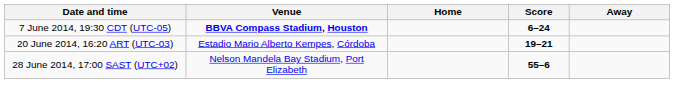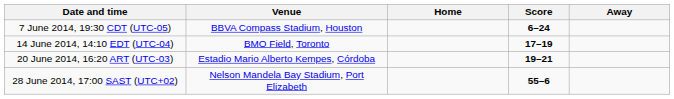(287, 28) bold -> (287, 28) normal
+ row: (95, 43)
